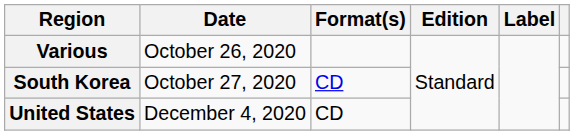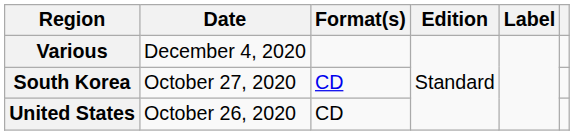(220, 51) October 26, 2020 -> (225, 51) December 4, 2020
(225, 113) December 4, 2020 -> (220, 113) October 26, 2020
